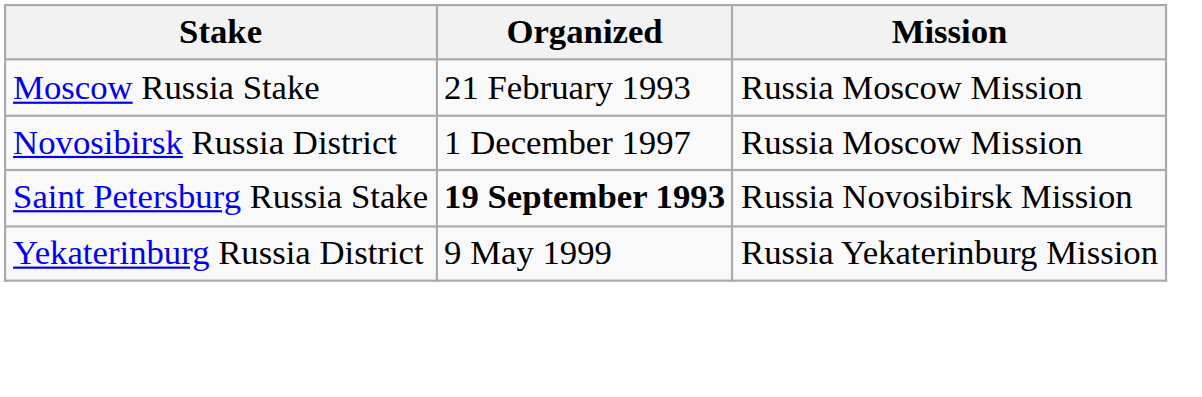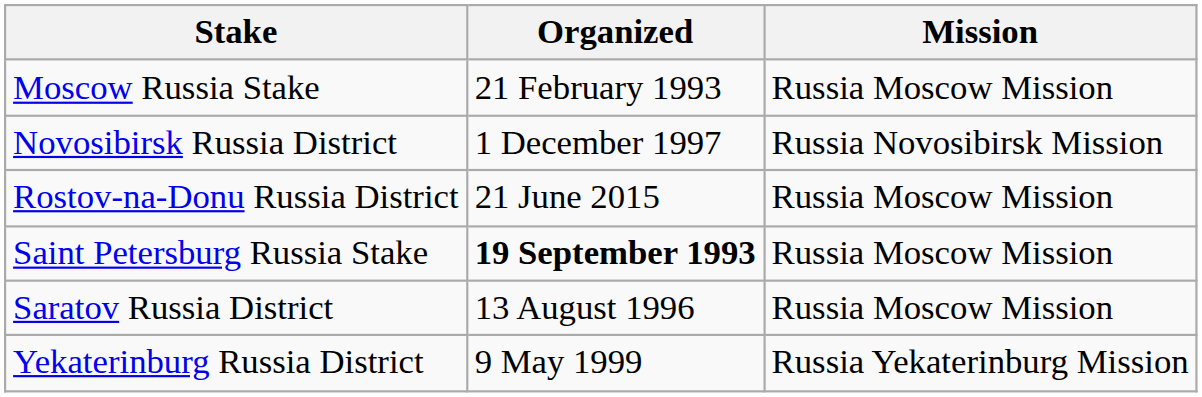(912, 142) Russia Moscow Mission -> (967, 142) Russia Novosibirsk Mission
+ row: (236, 197)
(937, 197) Russia Novosibirsk Mission -> (942, 252) Russia Moscow Mission
+ row: (173, 307)
